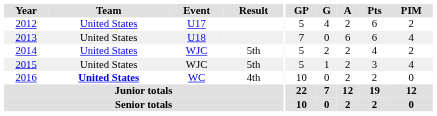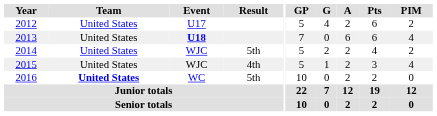(197, 37) normal -> (197, 37) bold
(253, 64) 5th -> (253, 64) 4th
(253, 77) 4th -> (253, 77) 5th
